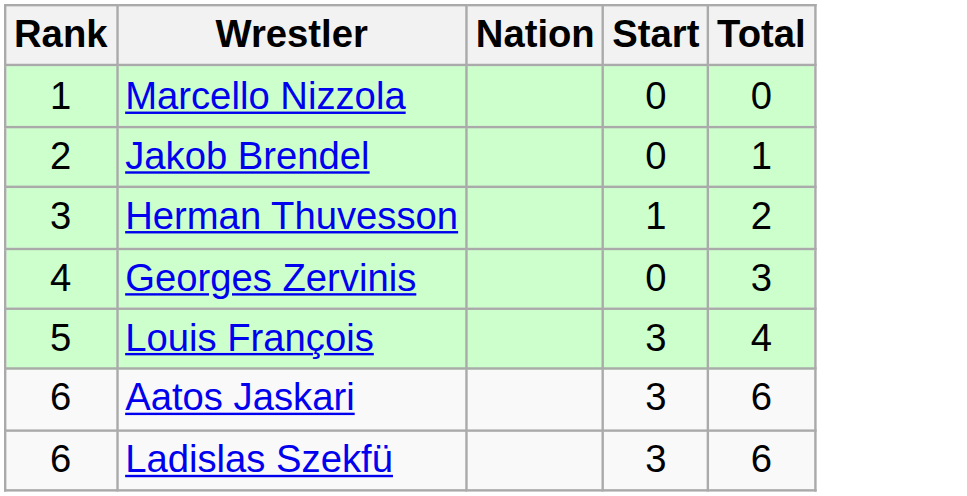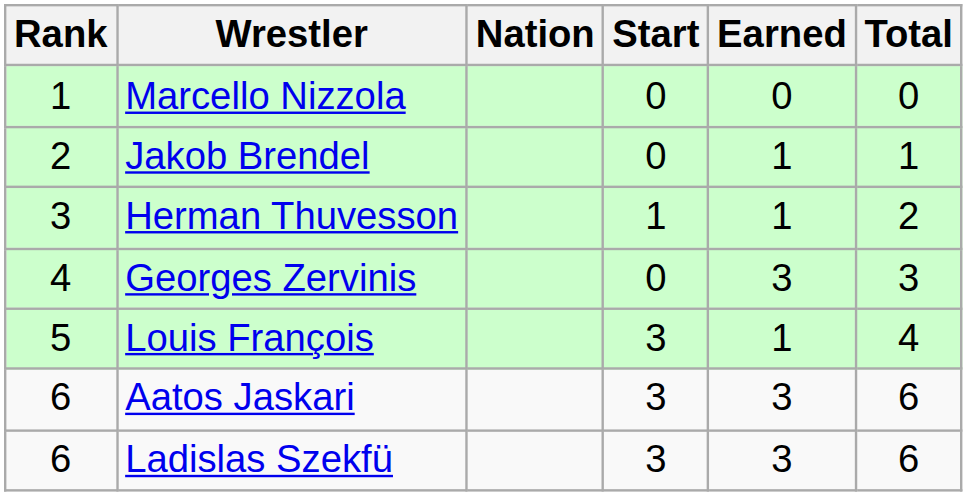+ column: (782, 34)
